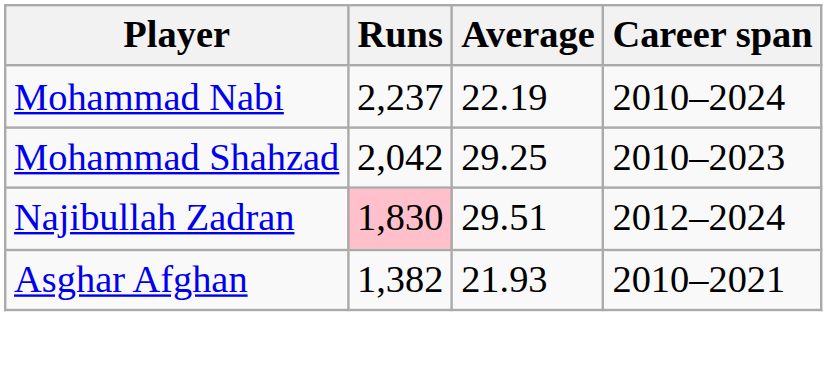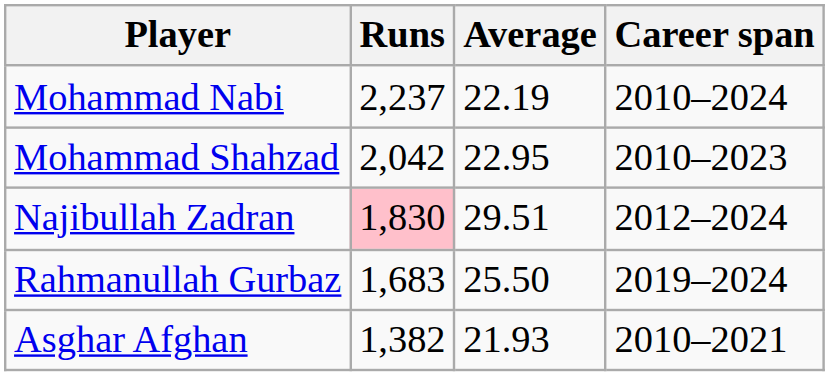(504, 156) 29.25 -> (506, 156) 22.95
+ row: (178, 278)
